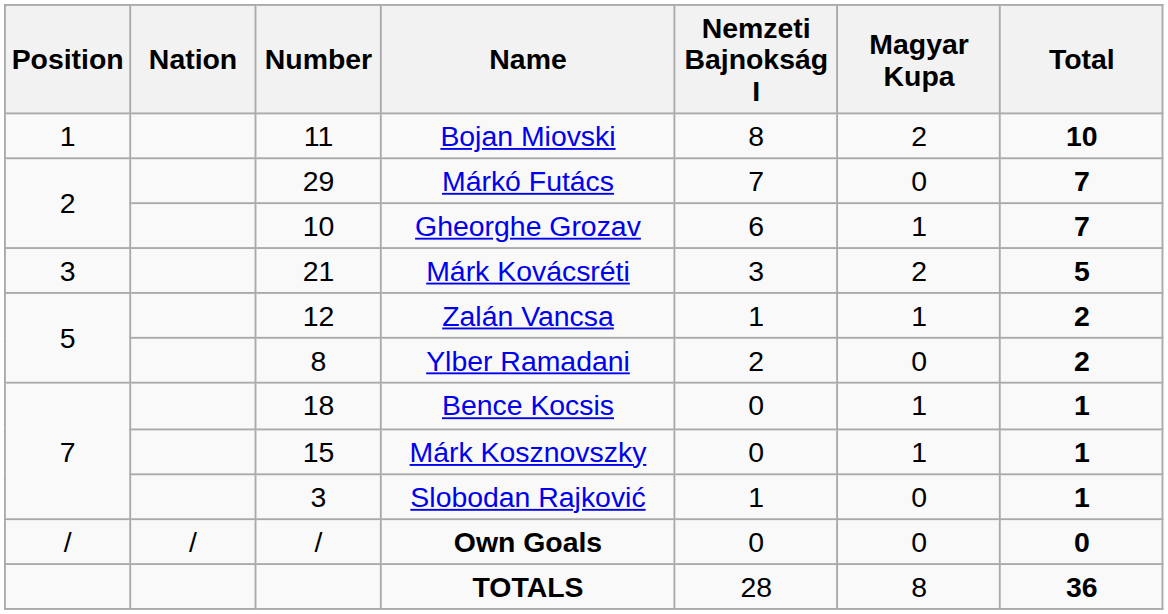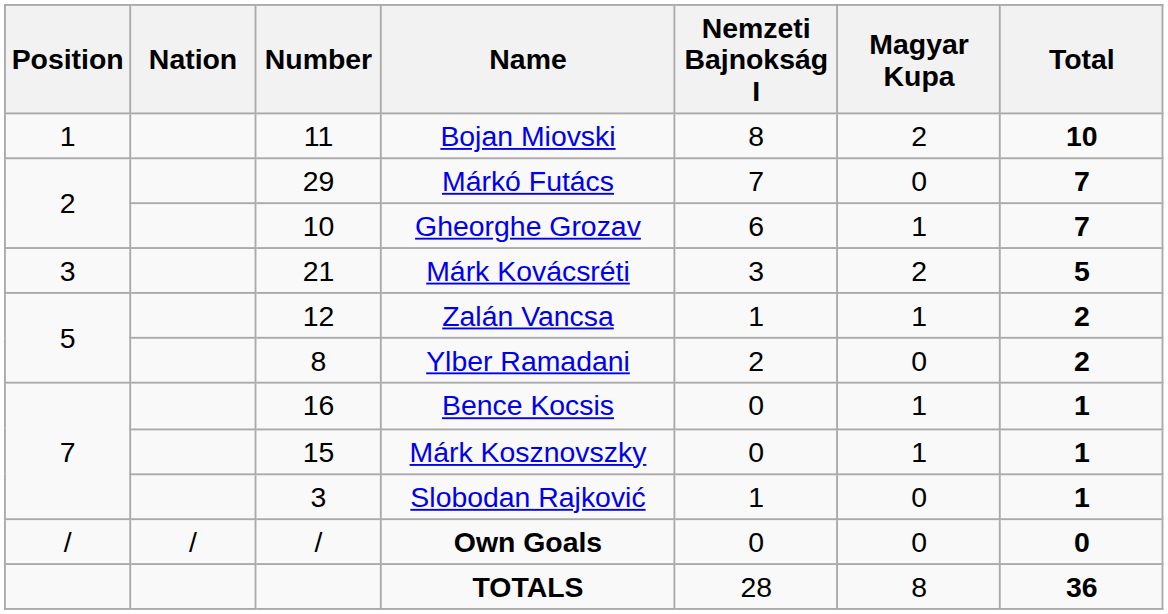(318, 406) 18 -> (318, 406) 16
